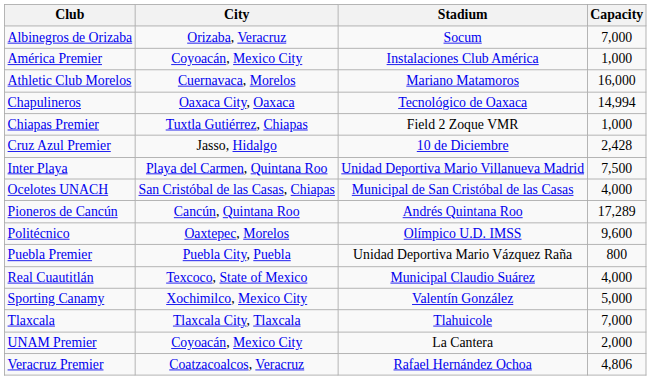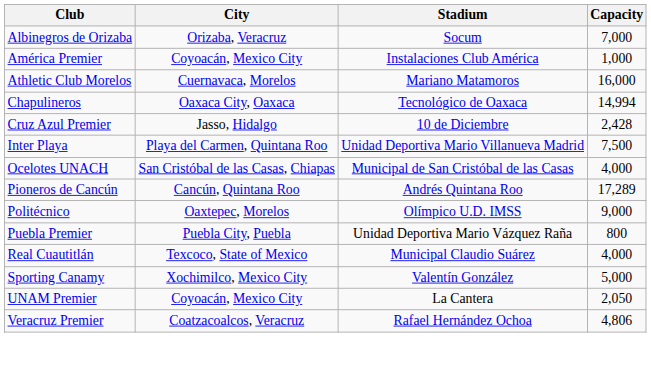- row: (53, 124)
(617, 233) 9,600 -> (617, 211) 9,000
- row: (31, 320)
(617, 342) 2,000 -> (617, 299) 2,050
